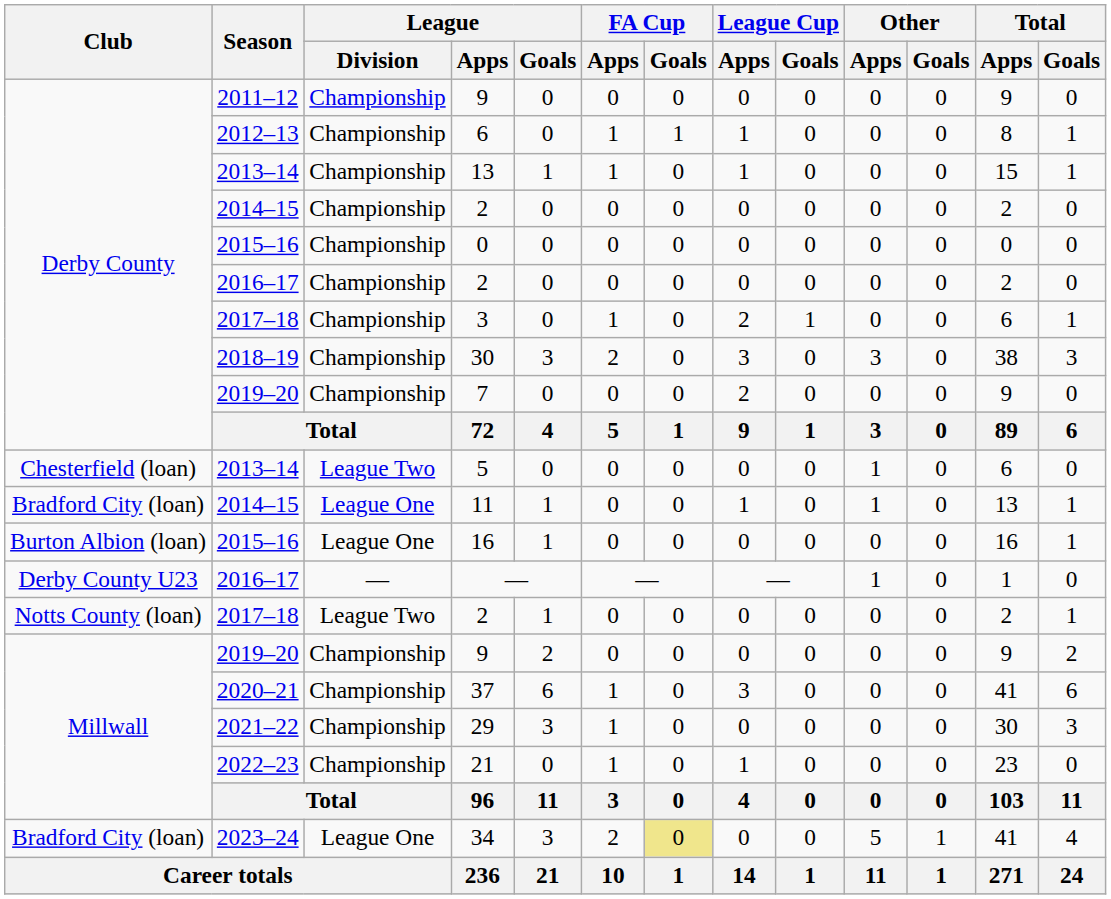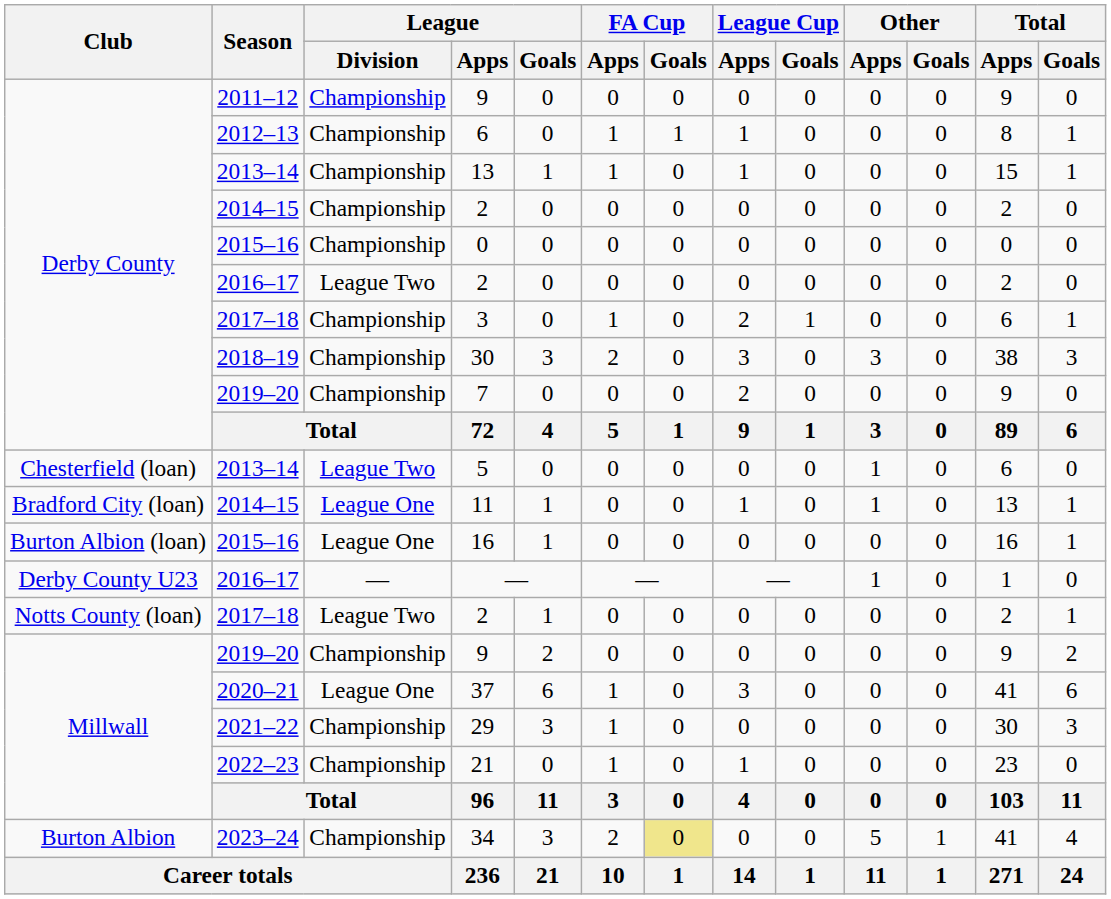(378, 282) Championship -> (378, 282) League Two
(378, 689) Championship -> (377, 689) League One
(108, 838) Bradford City (loan) -> (108, 838) Burton Albion
(377, 838) League One -> (378, 838) Championship
